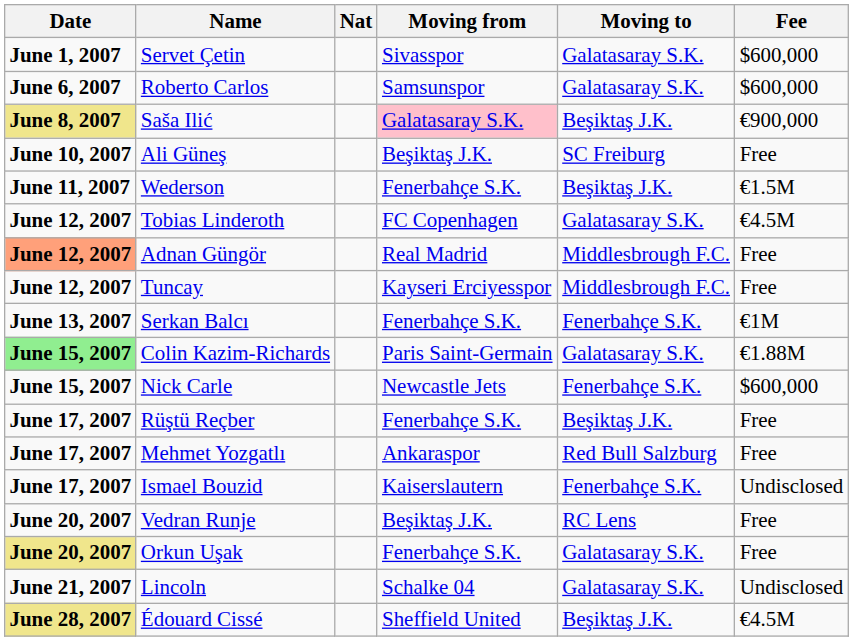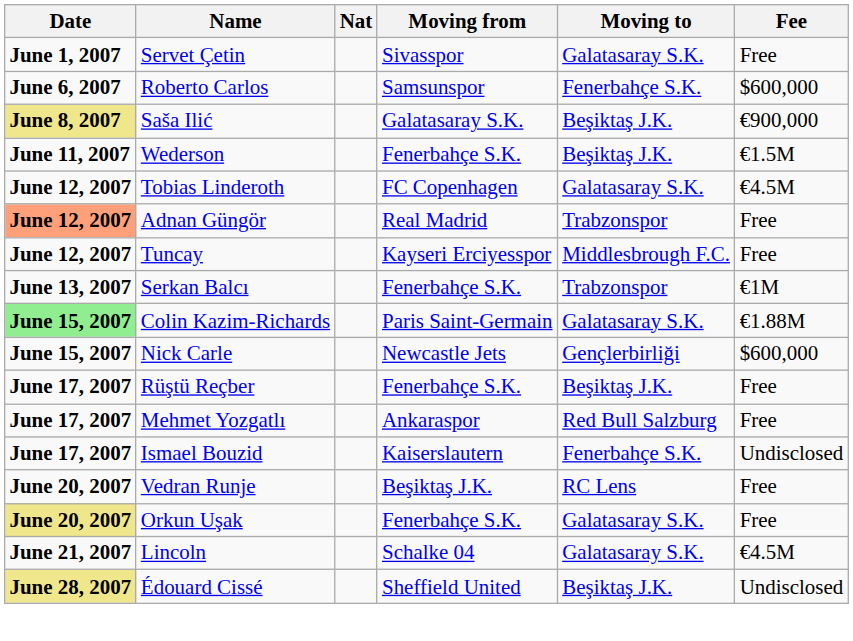(779, 54) $600,000 -> (758, 54) Free
(633, 87) Galatasaray S.K. -> (632, 87) Fenerbahçe S.K.
(453, 120) pink background -> (453, 120) no background
- row: (184, 154)
(646, 253) Middlesbrough F.C. -> (615, 220) Trabzonspor
(632, 320) Fenerbahçe S.K. -> (615, 287) Trabzonspor
(632, 386) Fenerbahçe S.K. -> (621, 353) Gençlerbirliği
(791, 586) Undisclosed -> (767, 552) €4.5M
(767, 619) €4.5M -> (791, 586) Undisclosed
